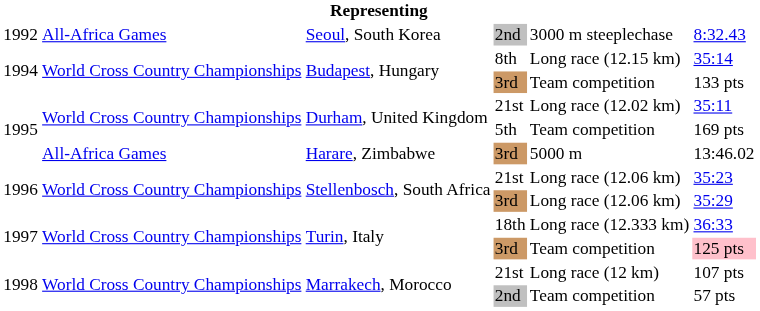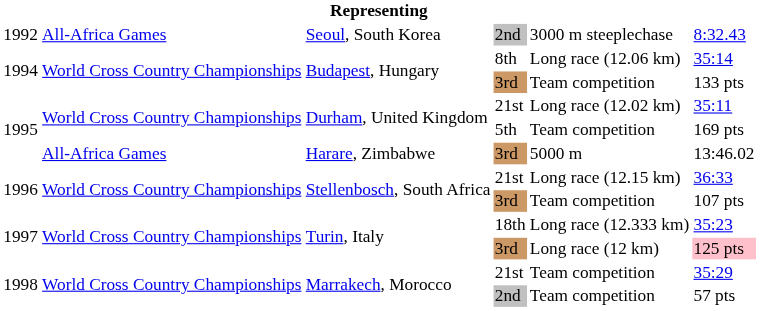(605, 58) Long race (12.15 km) -> (605, 58) Long race (12.06 km)
(605, 177) Long race (12.06 km) -> (605, 177) Long race (12.15 km)
(713, 177) 35:23 -> (713, 177) 36:33
(605, 201) Long race (12.06 km) -> (592, 201) Team competition
(713, 201) 35:29 -> (719, 201) 107 pts
(713, 224) 36:33 -> (713, 224) 35:23
(592, 248) Team competition -> (594, 248) Long race (12 km)
(594, 272) Long race (12 km) -> (592, 272) Team competition
(719, 272) 107 pts -> (713, 272) 35:29
